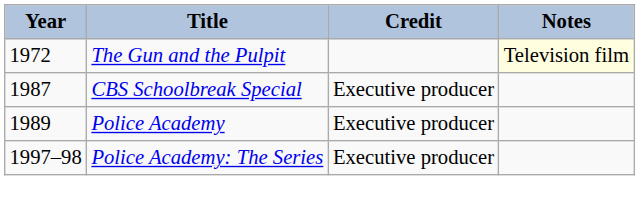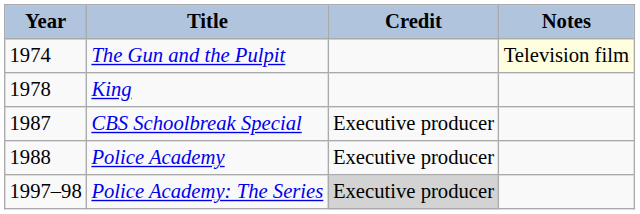(30, 55) 1972 -> (30, 55) 1974
+ row: (111, 89)
(30, 123) 1989 -> (30, 158) 1988
(413, 158) no background -> (413, 192) lightgrey background
